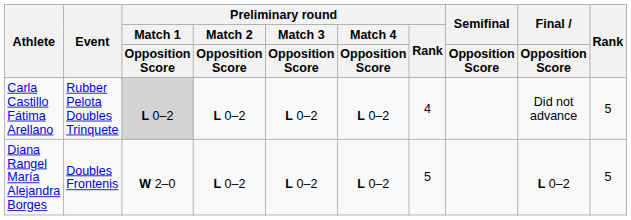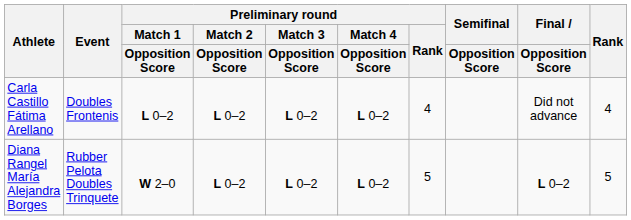(92, 109) Rubber Pelota Doubles Trinquete -> (92, 109) Doubles Frontenis
(157, 116) lightgrey background -> (157, 116) no background
(608, 109) 5 -> (608, 109) 4
(92, 177) Doubles Frontenis -> (92, 177) Rubber Pelota Doubles Trinquete
